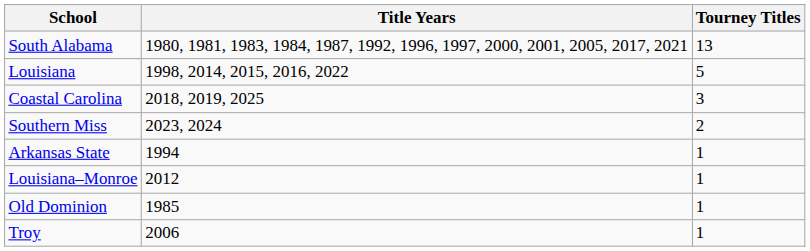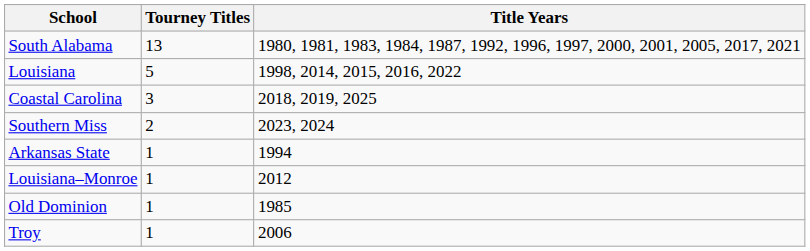columns swapped: (748, 17) <-> (417, 17)
